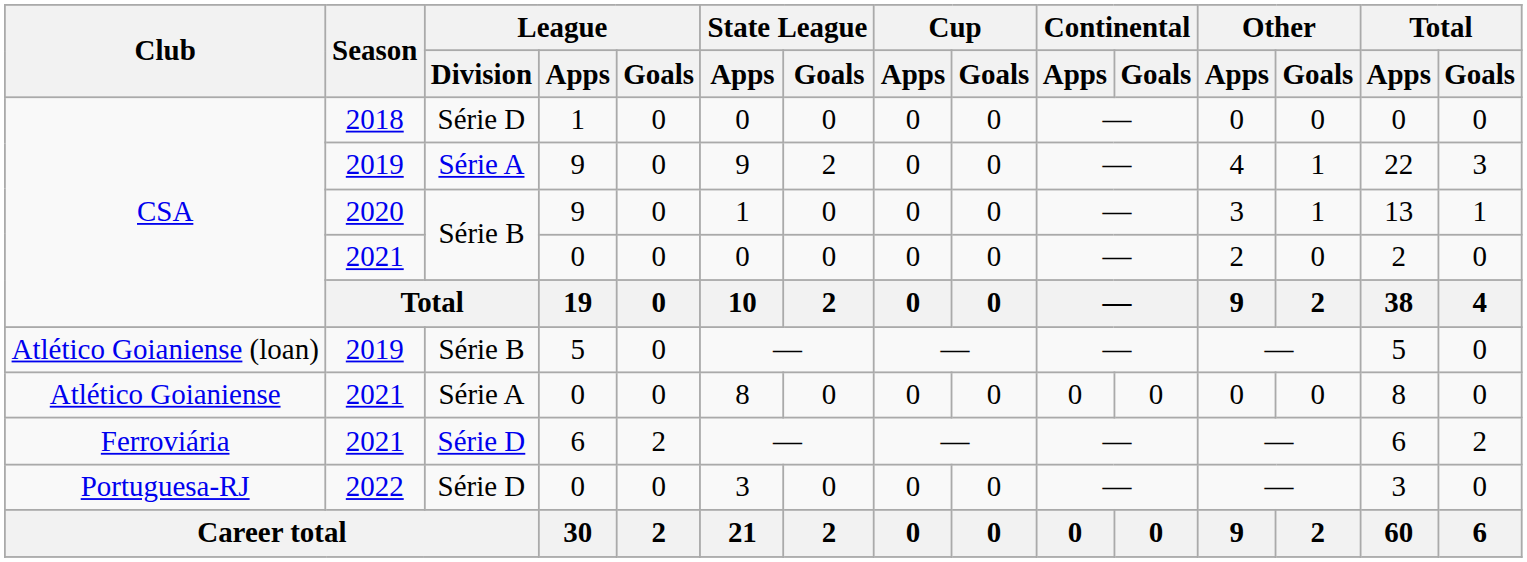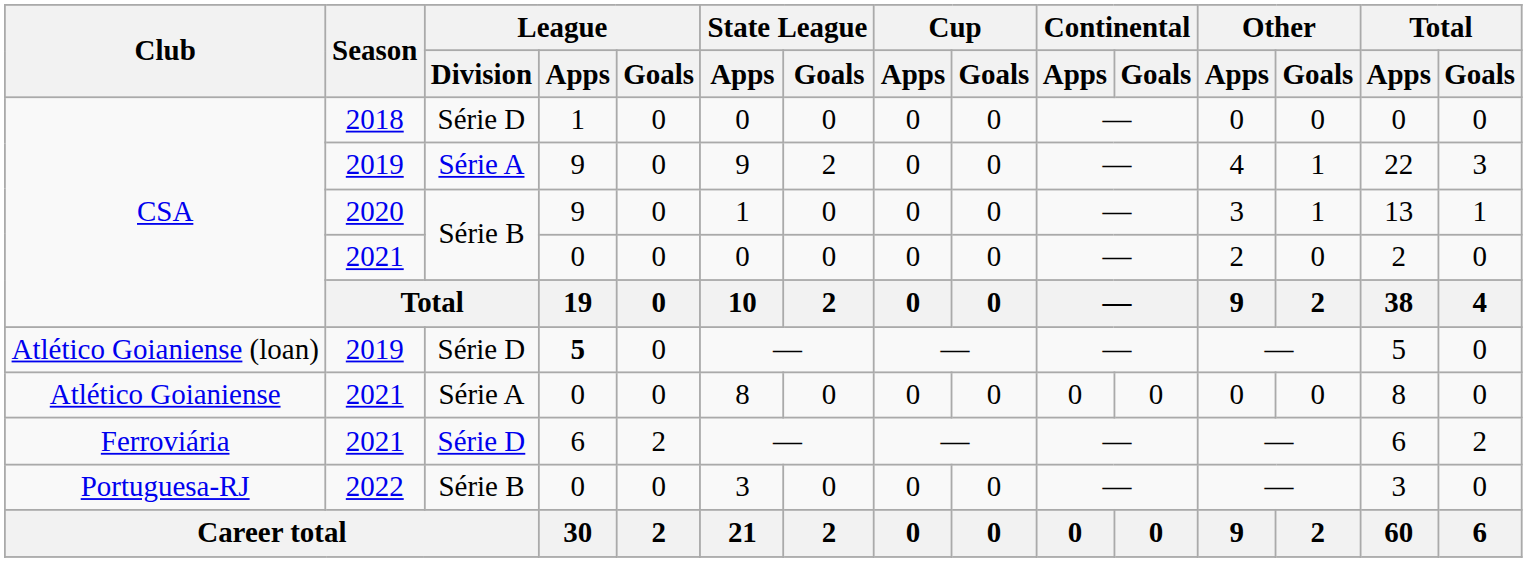(481, 348) Série B -> (481, 348) Série D
(578, 348) normal -> (578, 348) bold
(481, 486) Série D -> (481, 486) Série B
